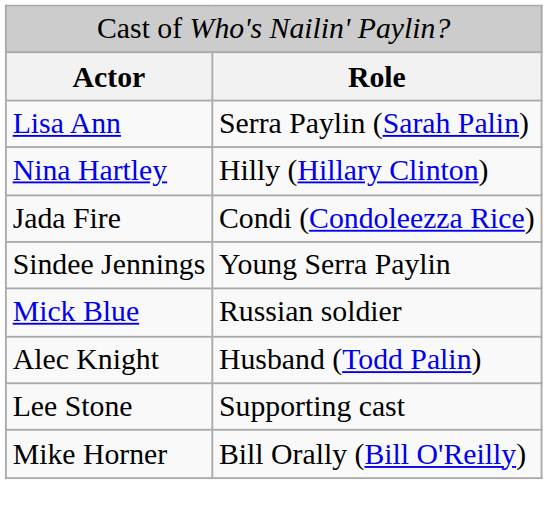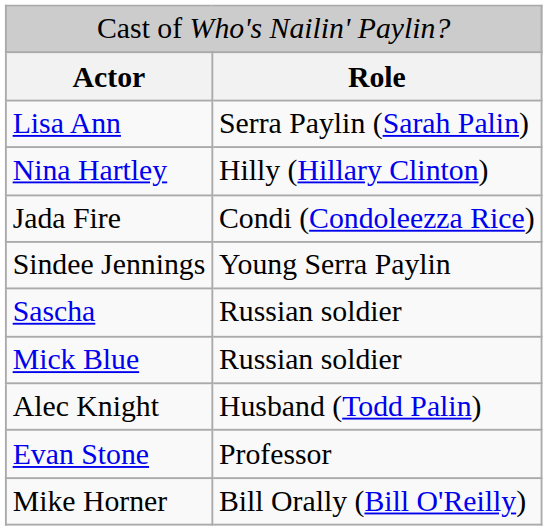+ row: (54, 312)
- row: (73, 406)
+ row: (81, 453)
